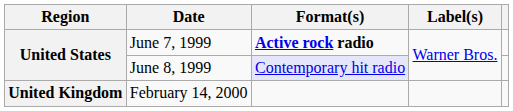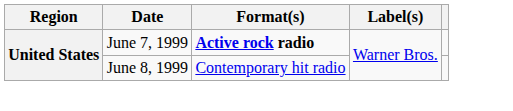(330, 67) lavender background -> (270, 67) no background
- row: (189, 93)
